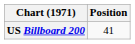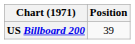(109, 30) 41 -> (109, 30) 39
